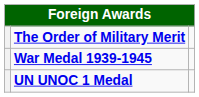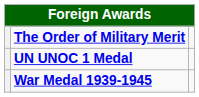rows swapped: (83, 59) <-> (73, 80)
